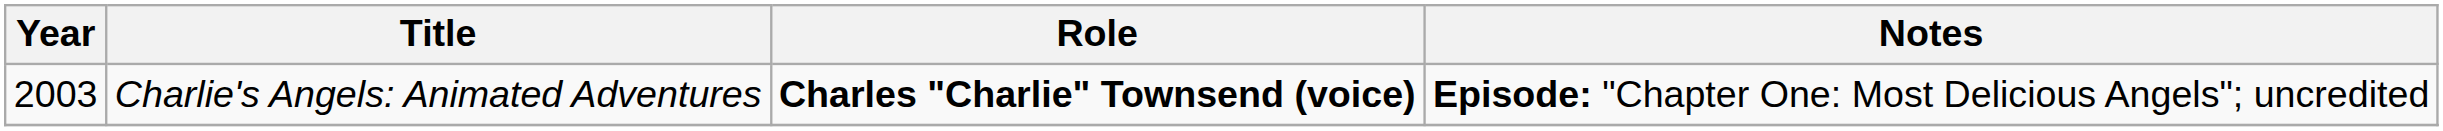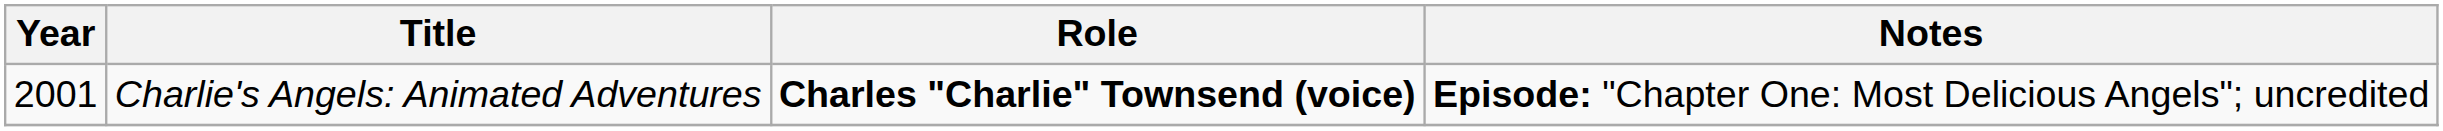(56, 93) 2003 -> (56, 93) 2001
